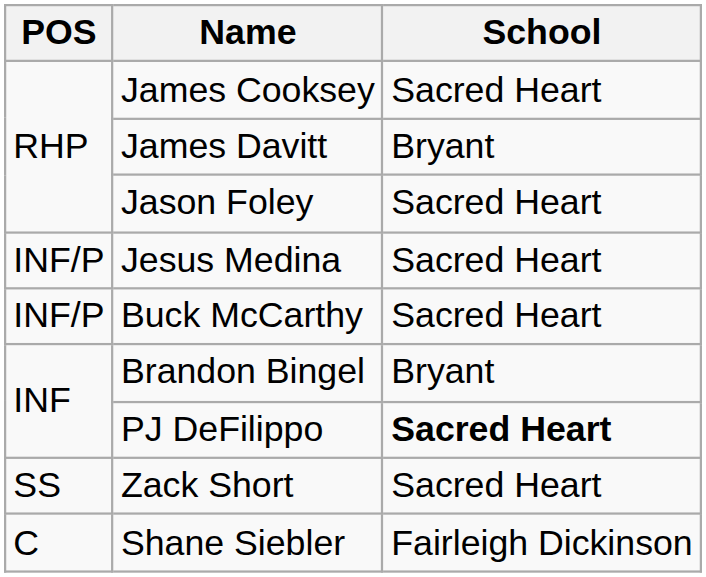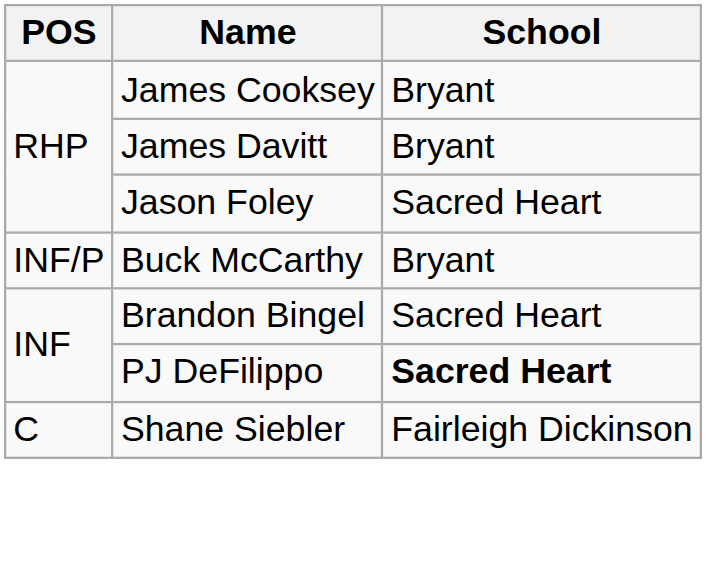(496, 89) Sacred Heart -> (443, 89) Bryant
- row: (231, 259)
(496, 315) Sacred Heart -> (443, 259) Bryant
(443, 372) Bryant -> (496, 315) Sacred Heart
- row: (207, 485)
